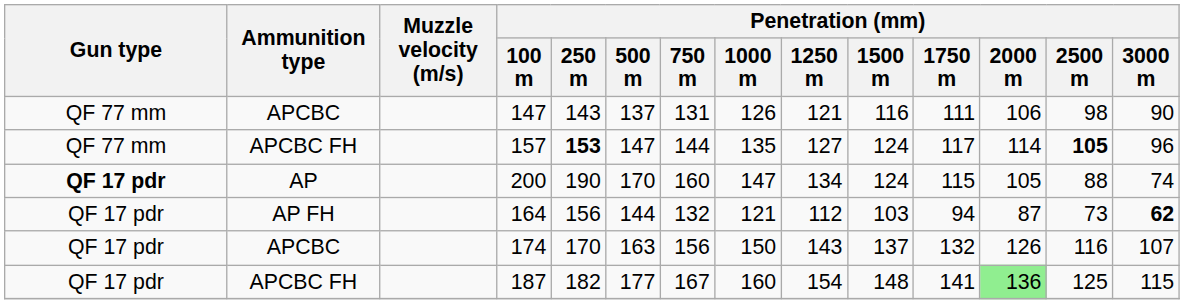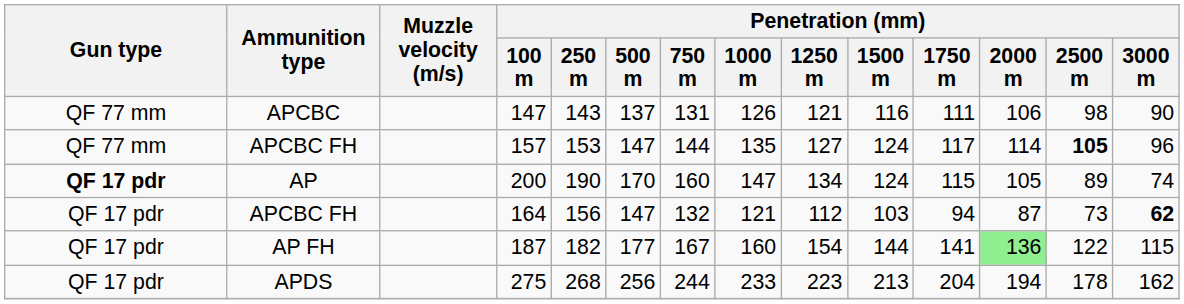(583, 146) bold -> (583, 146) normal
(1096, 180) 88 -> (1096, 180) 89
(303, 214) AP FH -> (303, 214) APCBC FH
(638, 214) 144 -> (638, 214) 147
- row: (528, 247)
(303, 281) APCBC FH -> (303, 247) AP FH
(891, 281) 148 -> (891, 247) 144
(1090, 281) 125 -> (1090, 247) 122
+ row: (528, 281)
